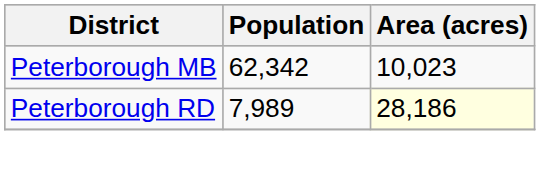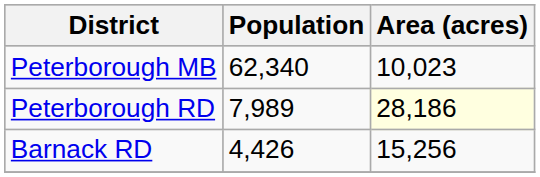(269, 66) 62,342 -> (269, 66) 62,340
+ row: (82, 150)
